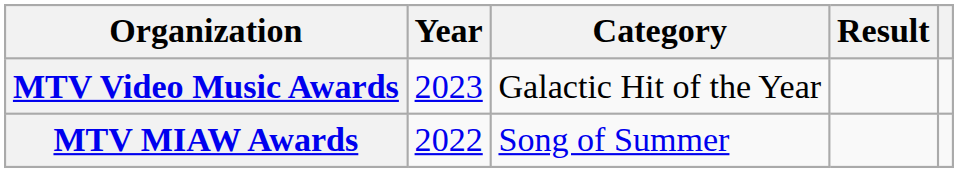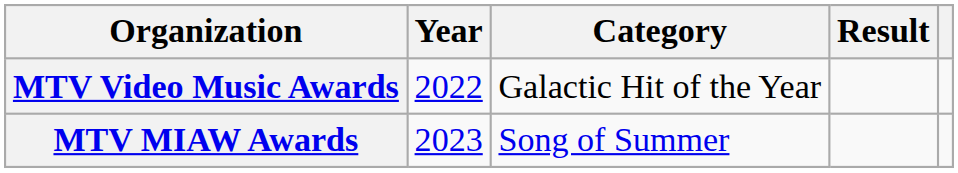(449, 85) 2023 -> (449, 85) 2022
(449, 139) 2022 -> (449, 139) 2023
